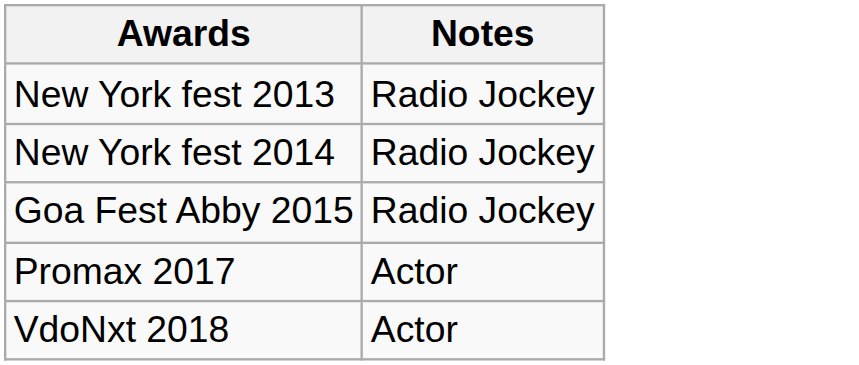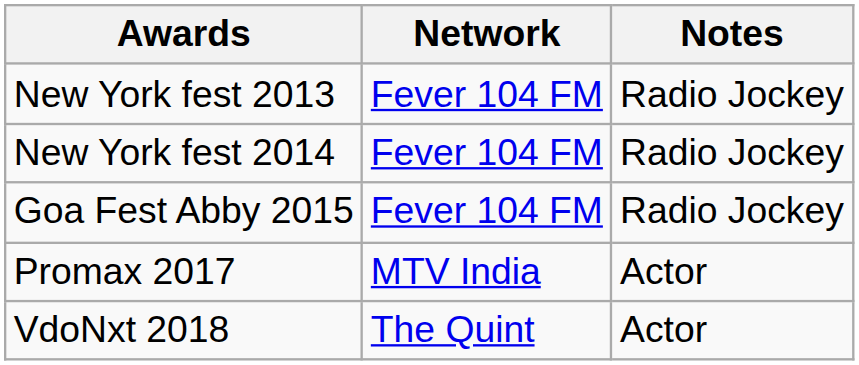+ column: (487, 34)
